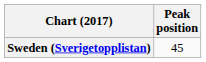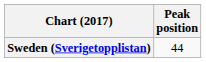(177, 47) 45 -> (177, 47) 44
